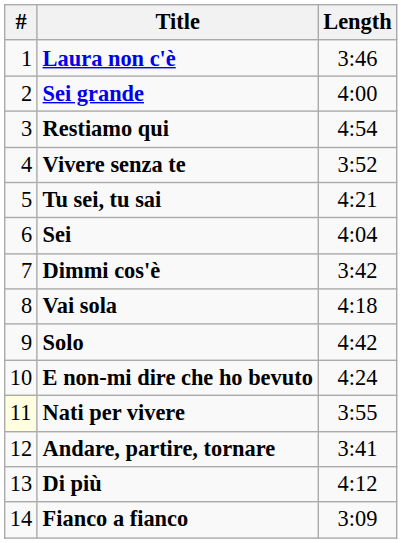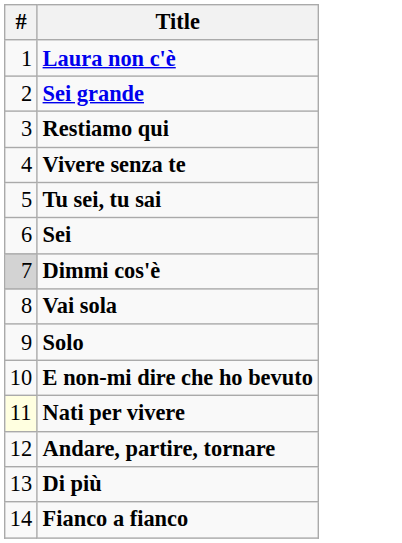- column: (357, 22)
(27, 270) no background -> (27, 270) lightgrey background
